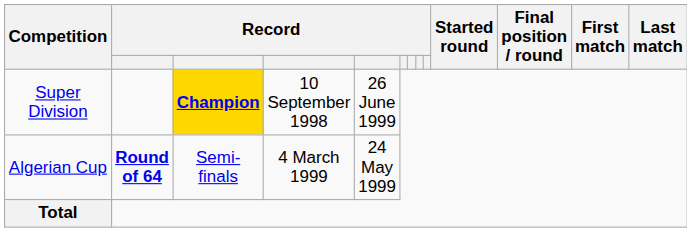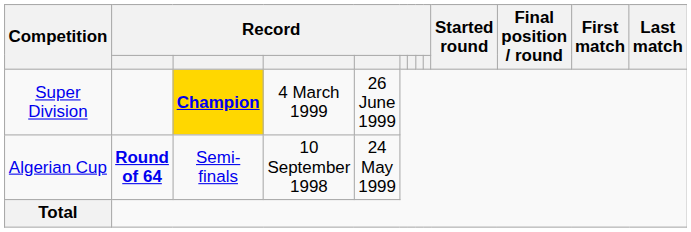(309, 102) 10 September 1998 -> (309, 102) 4 March 1999
(309, 167) 4 March 1999 -> (309, 167) 10 September 1998
